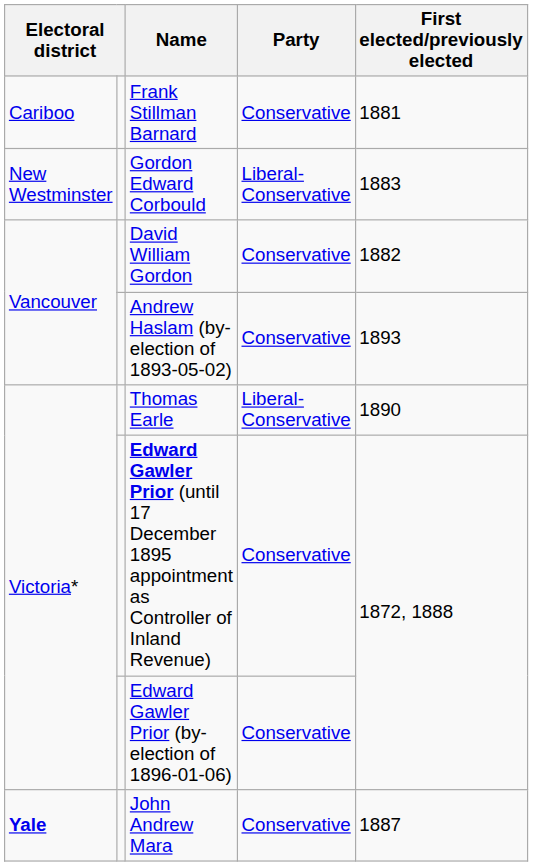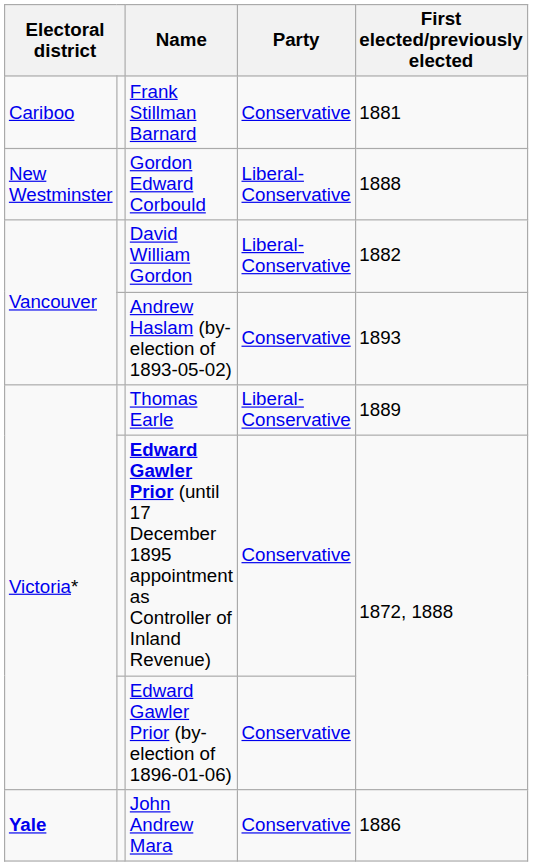(380, 184) 1883 -> (380, 184) 1888
(296, 255) Conservative -> (296, 255) Liberal-Conservative
(380, 409) 1890 -> (380, 409) 1889
(380, 825) 1887 -> (380, 825) 1886
